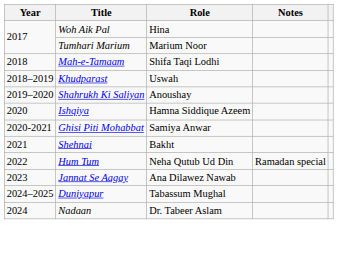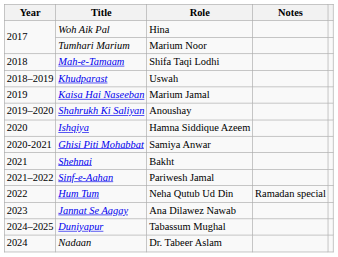+ row: (101, 95)
+ row: (86, 177)
